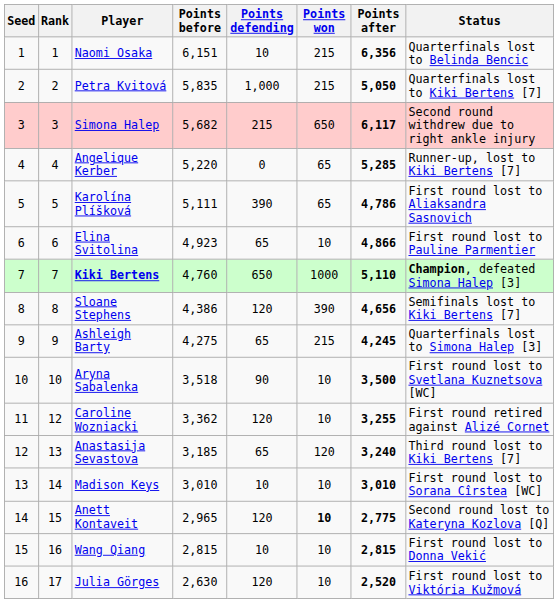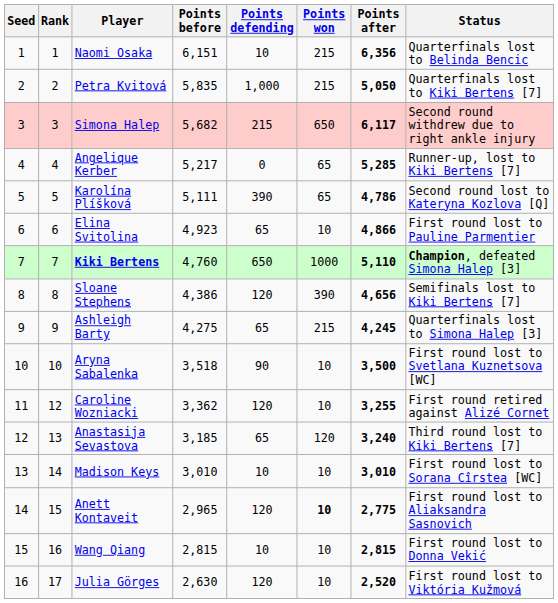(200, 165) 5,220 -> (200, 165) 5,217
(475, 204) First round lost to Aliaksandra Sasnovich -> (479, 197) Second round lost to Kateryna Kozlova [Q]
(479, 517) Second round lost to Kateryna Kozlova [Q] -> (475, 510) First round lost to Aliaksandra Sasnovich
